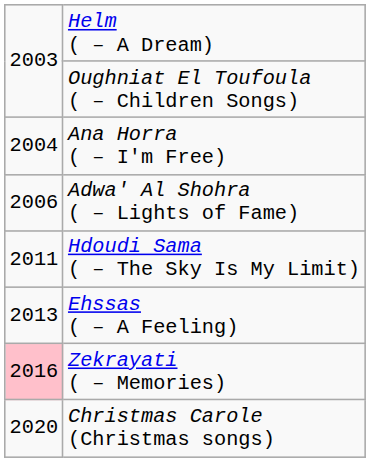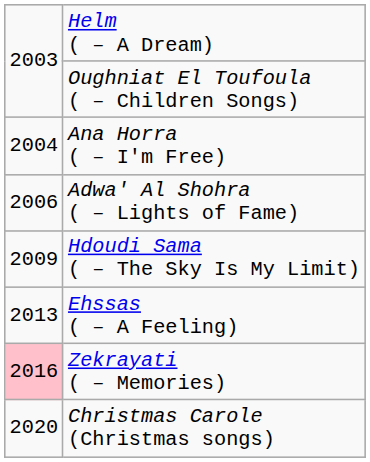(34, 259) 2011 -> (34, 259) 2009
